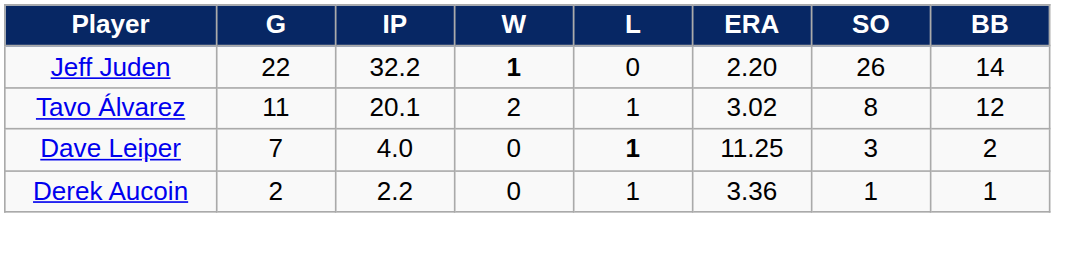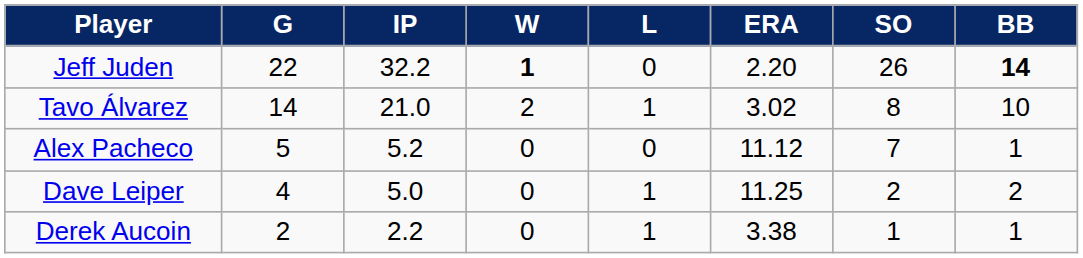(990, 66) normal -> (1016, 66) bold
(276, 107) 11 -> (283, 107) 14
(395, 107) 20.1 -> (405, 107) 21.0
(990, 107) 12 -> (1016, 107) 10
+ row: (113, 149)
(276, 149) 7 -> (283, 190) 4
(395, 149) 4.0 -> (405, 190) 5.0
(633, 149) bold -> (649, 190) normal
(871, 149) 3 -> (893, 190) 2
(752, 190) 3.36 -> (771, 231) 3.38
